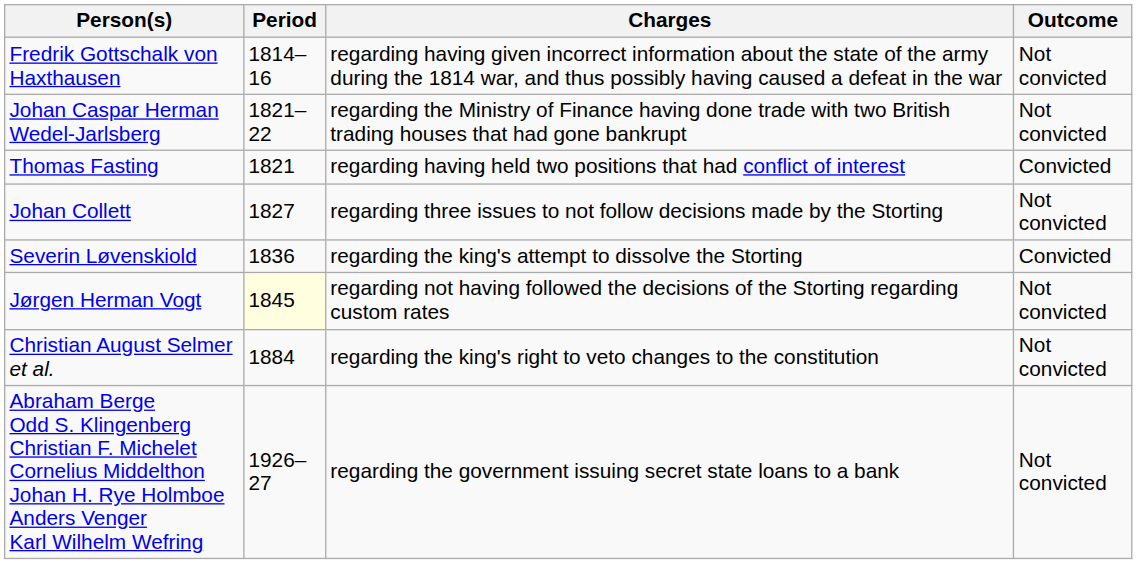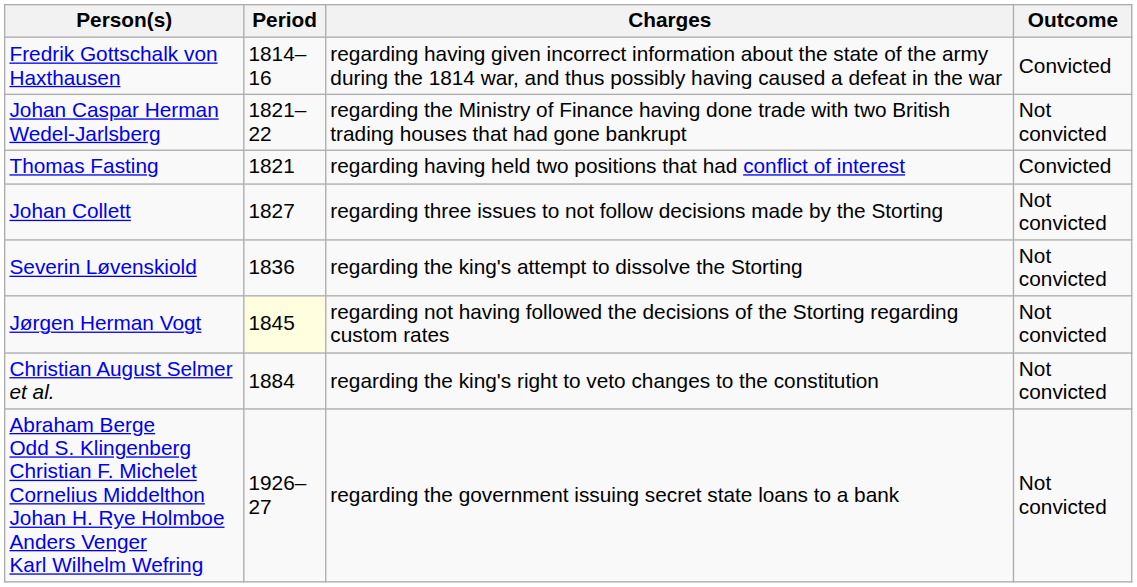(1063, 65) Not convicted -> (1065, 65) Convicted
(1065, 256) Convicted -> (1063, 267) Not convicted
